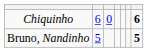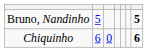rows swapped: (48, 38) <-> (48, 19)
